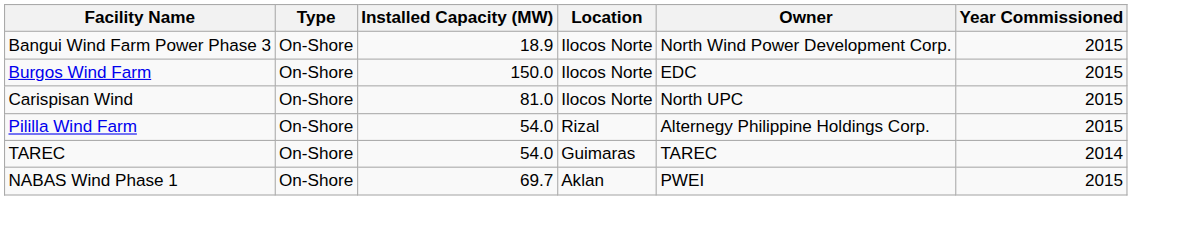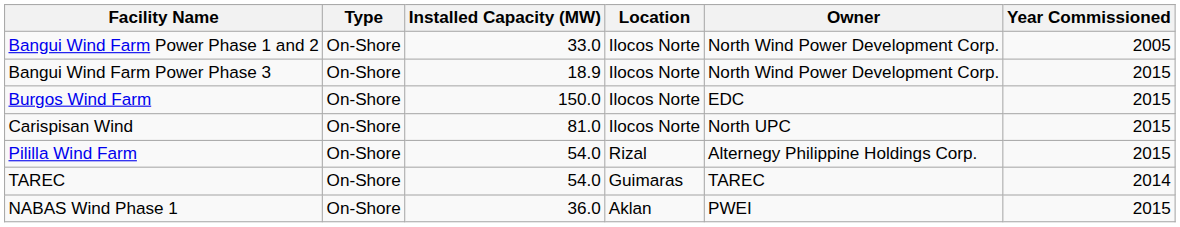+ row: (164, 45)
(537, 180) 69.7 -> (584, 208) 36.0
